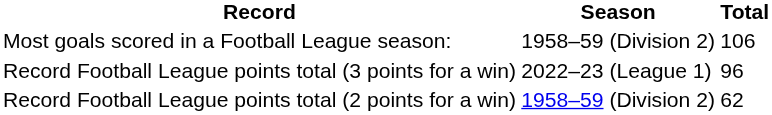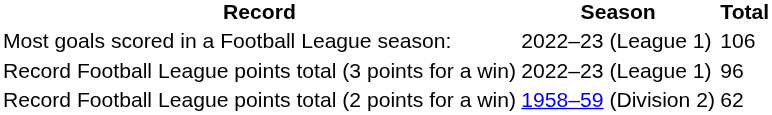(618, 41) 1958–59 (Division 2) -> (616, 41) 2022–23 (League 1)
